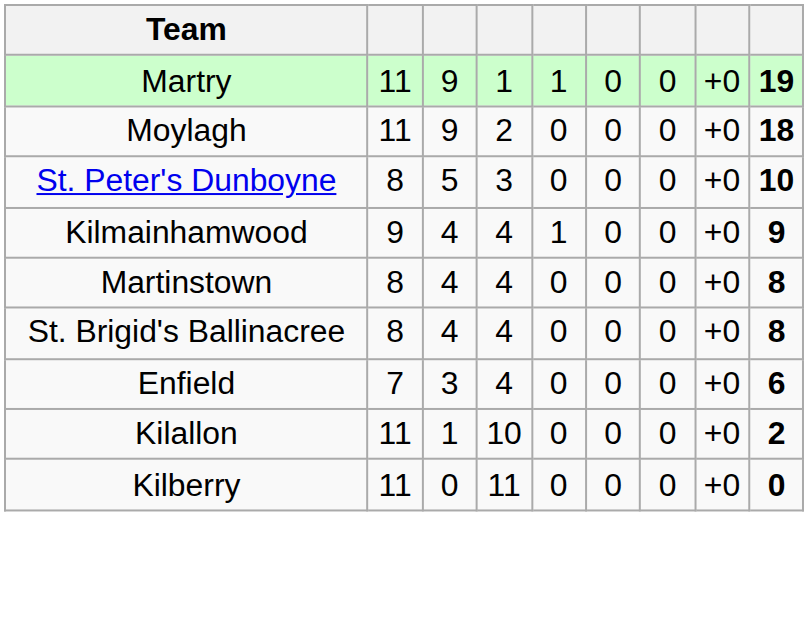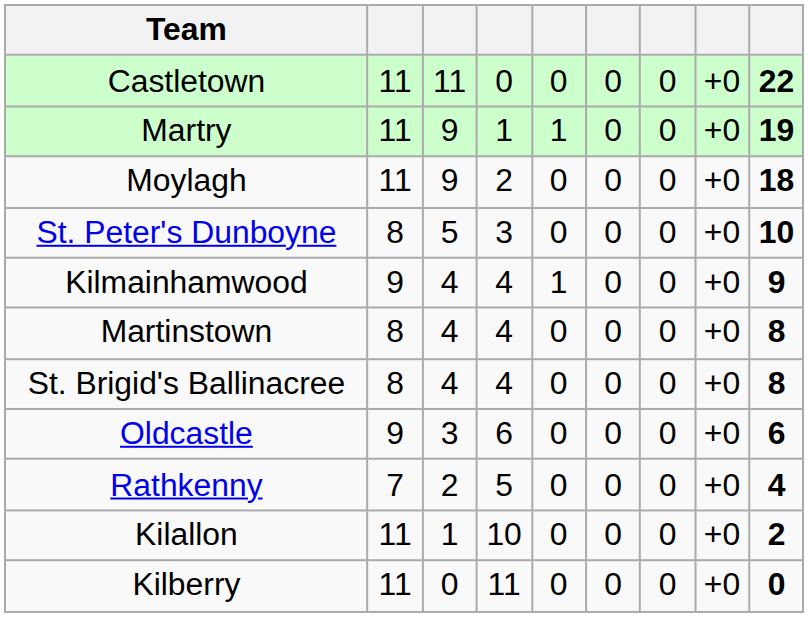+ row: (186, 80)
- row: (186, 383)
+ row: (186, 433)
+ row: (186, 484)
